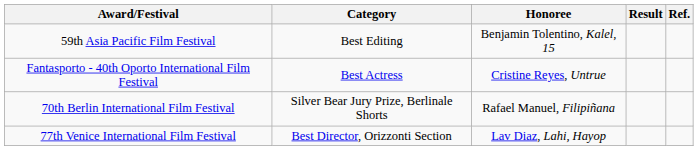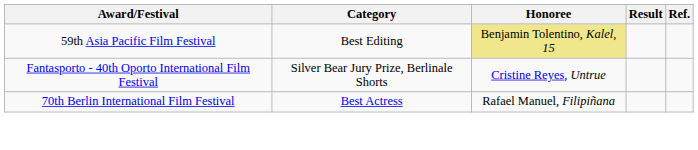(549, 41) no background -> (549, 41) khaki background
(372, 75) Best Actress -> (372, 75) Silver Bear Jury Prize, Berlinale Shorts
(372, 108) Silver Bear Jury Prize, Berlinale Shorts -> (372, 101) Best Actress
- row: (138, 135)
